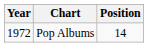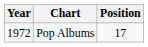(120, 32) 14 -> (120, 32) 17
